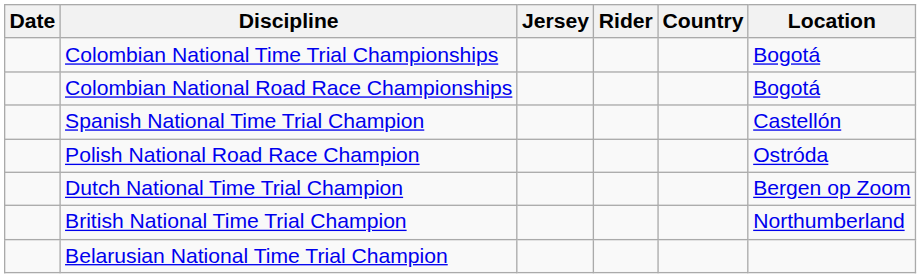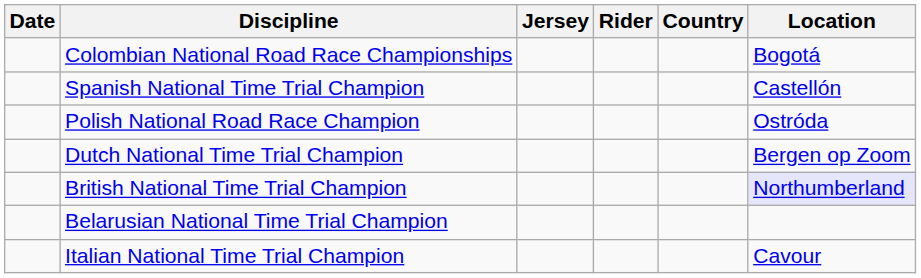- row: (282, 54)
(829, 222) no background -> (829, 188) lavender background
+ row: (235, 255)
